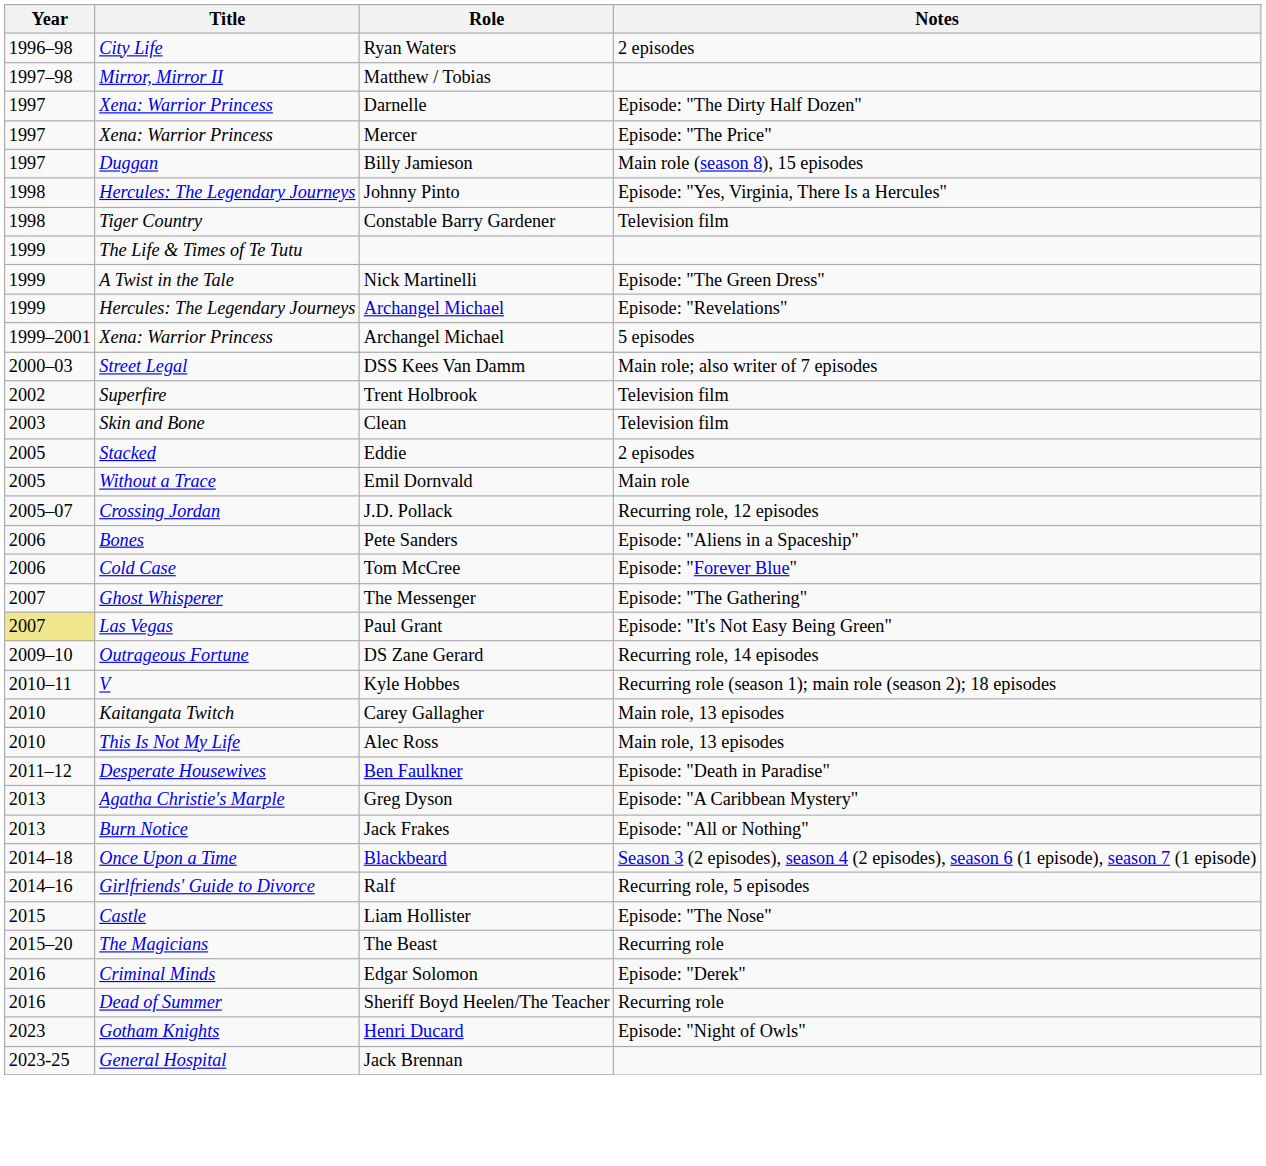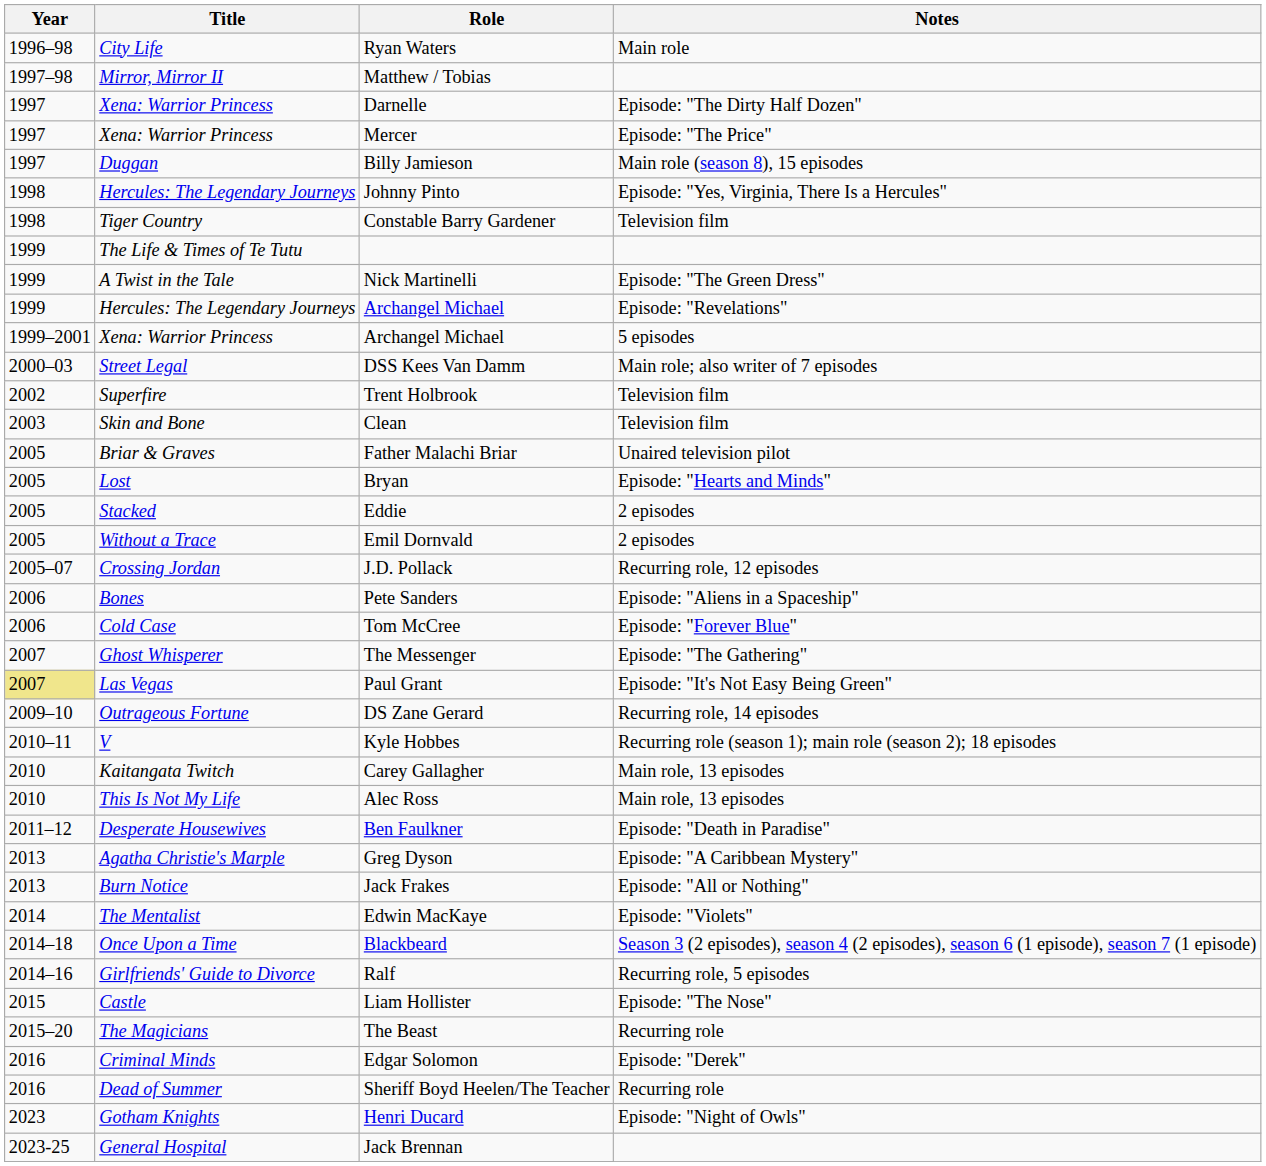(656, 47) 2 episodes -> (654, 47) Main role
+ row: (157, 452)
+ row: (115, 481)
(654, 481) Main role -> (656, 539) 2 episodes
+ row: (150, 915)
